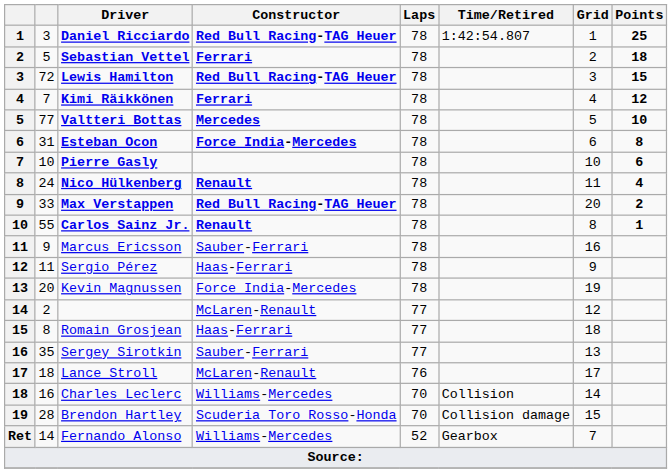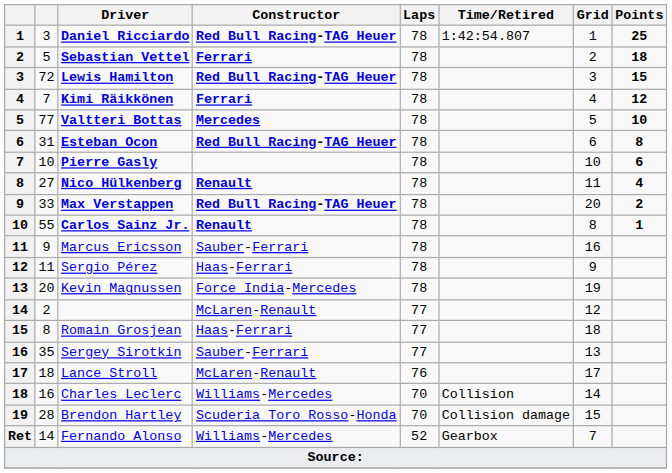(276, 142) Force India-Mercedes -> (296, 142) Red Bull Racing-TAG Heuer
(47, 184) 24 -> (47, 184) 27
